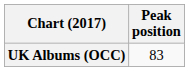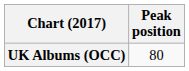(156, 54) 83 -> (156, 54) 80
